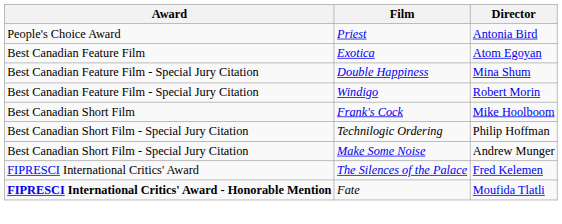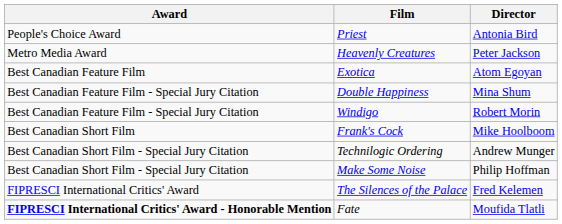+ row: (386, 53)
(511, 131) Philip Hoffman -> (514, 151) Andrew Munger
(514, 151) Andrew Munger -> (511, 170) Philip Hoffman
